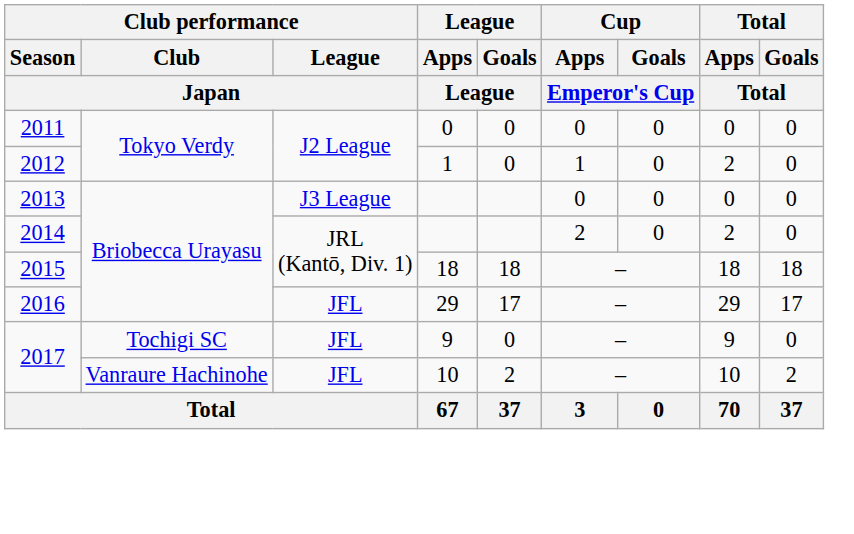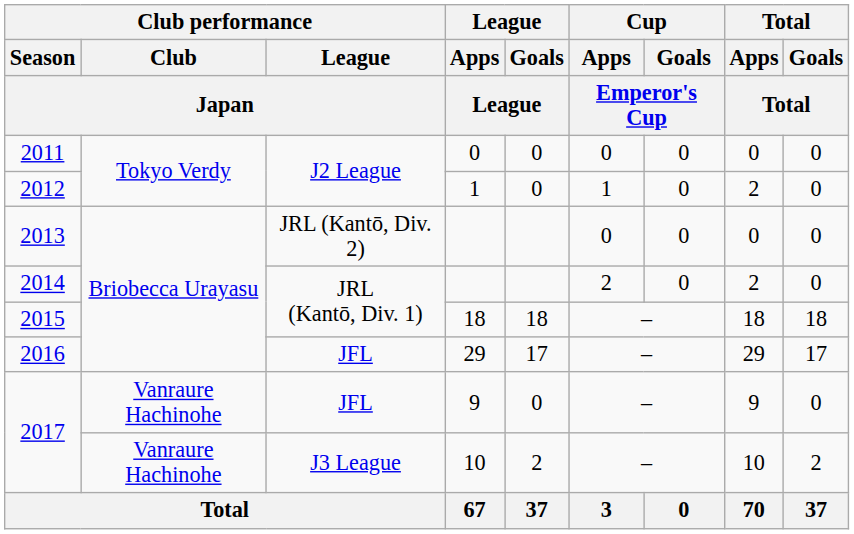(345, 198) J3 League -> (356, 236) JRL (Kantō, Div. 2)
(177, 339) Tochigi SC -> (173, 402) Vanraure Hachinohe
(345, 374) JFL -> (356, 462) J3 League
